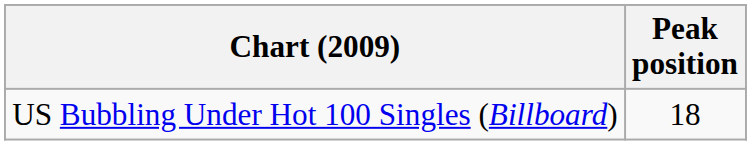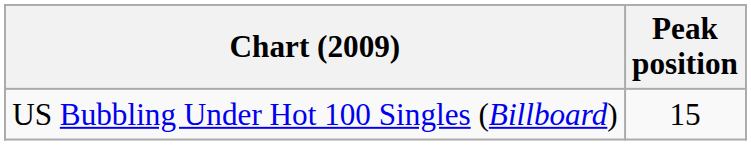(685, 113) 18 -> (685, 113) 15
